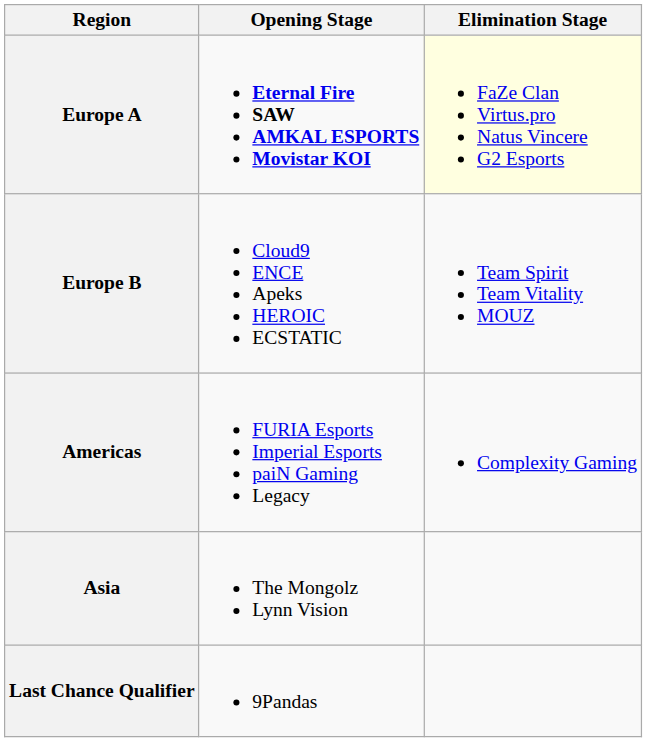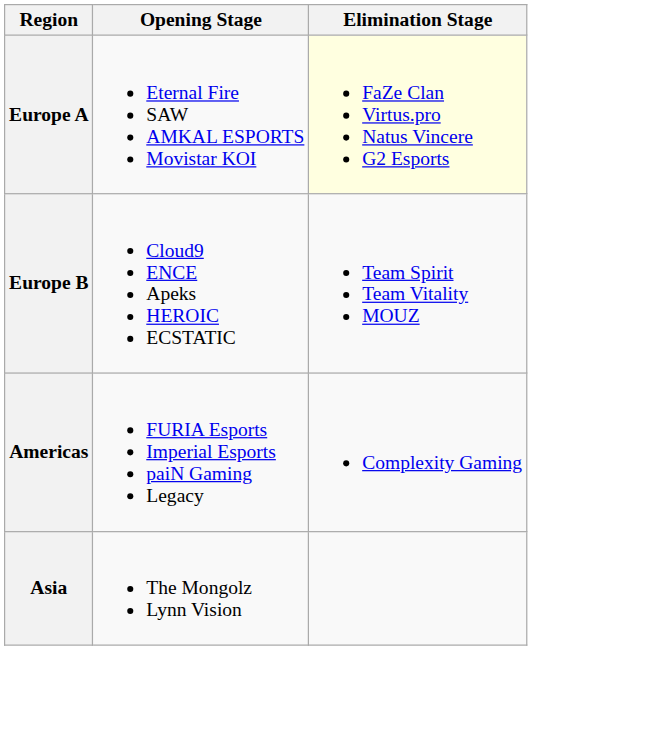(311, 125) bold -> (201, 125) normal
- row: (102, 690)
